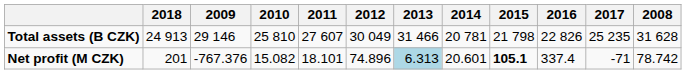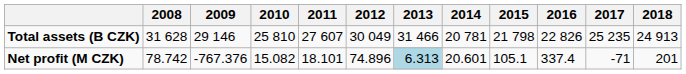columns swapped: (657, 15) <-> (167, 15)
(510, 58) bold -> (510, 58) normal
